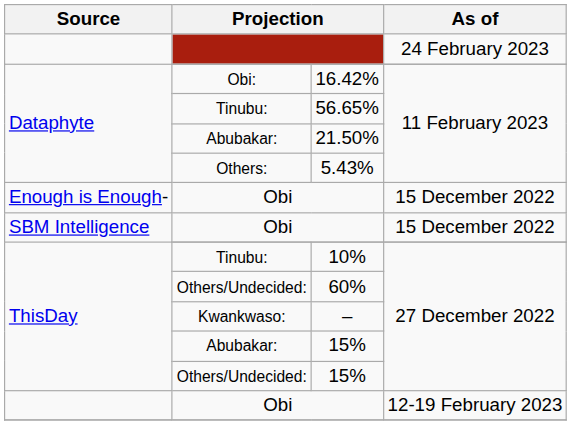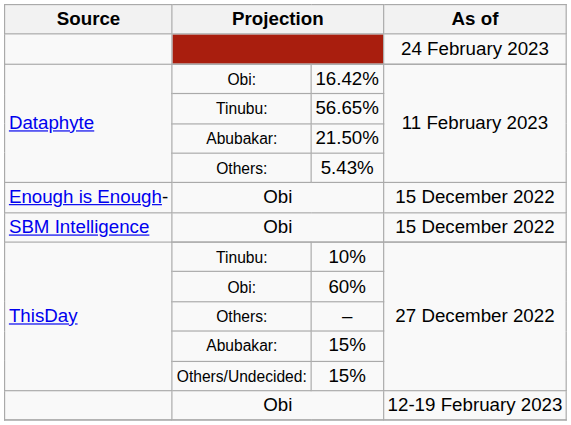(242, 287) Others/Undecided: -> (242, 287) Obi:
(242, 317) Kwankwaso: -> (242, 317) Others:
